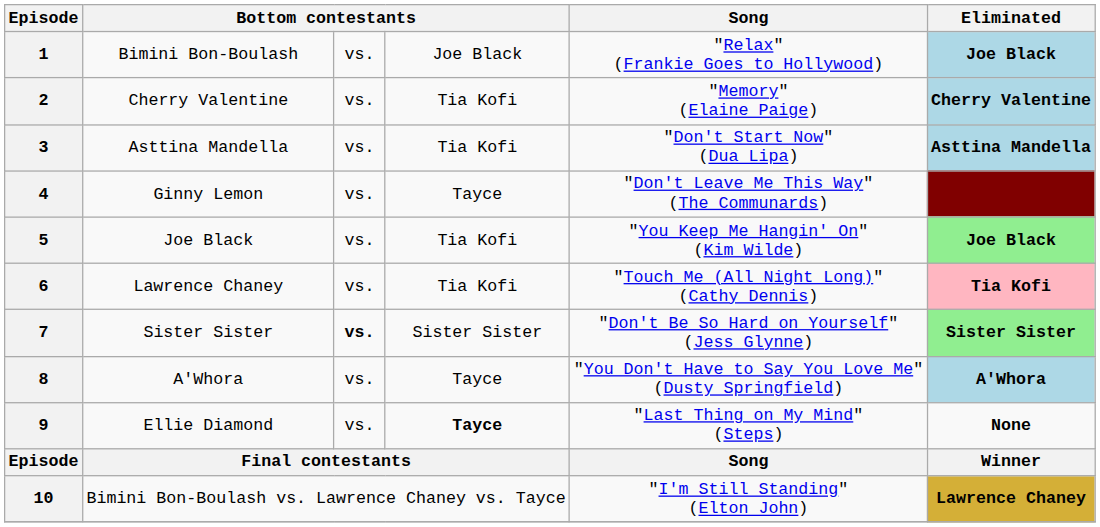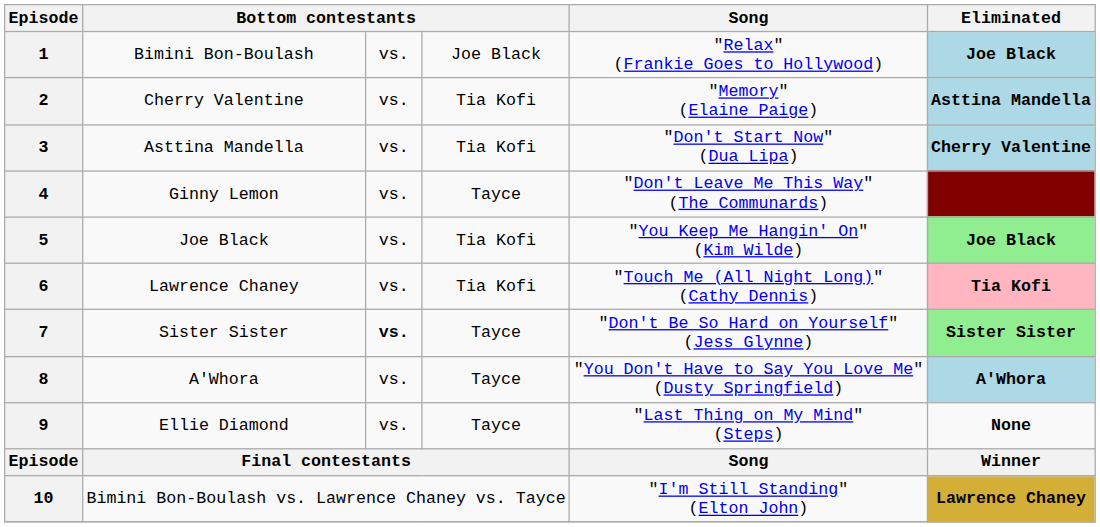(1011, 101) Cherry Valentine -> (1011, 101) Asttina Mandella
(1011, 148) Asttina Mandella -> (1011, 148) Cherry Valentine
(477, 333) Sister Sister -> (496, 333) Tayce
(477, 425) bold -> (496, 425) normal
